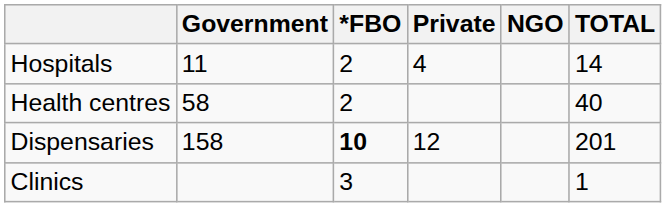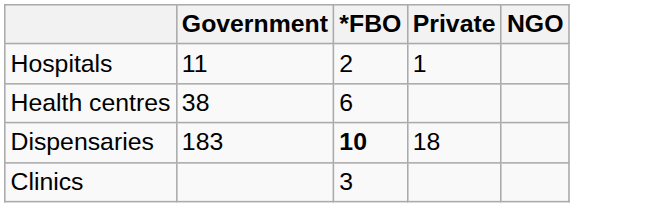- column: (615, 24)
(420, 63) 4 -> (420, 63) 1
(196, 102) 58 -> (196, 102) 38
(346, 102) 2 -> (346, 102) 6
(203, 142) 158 -> (203, 142) 183
(427, 142) 12 -> (427, 142) 18
